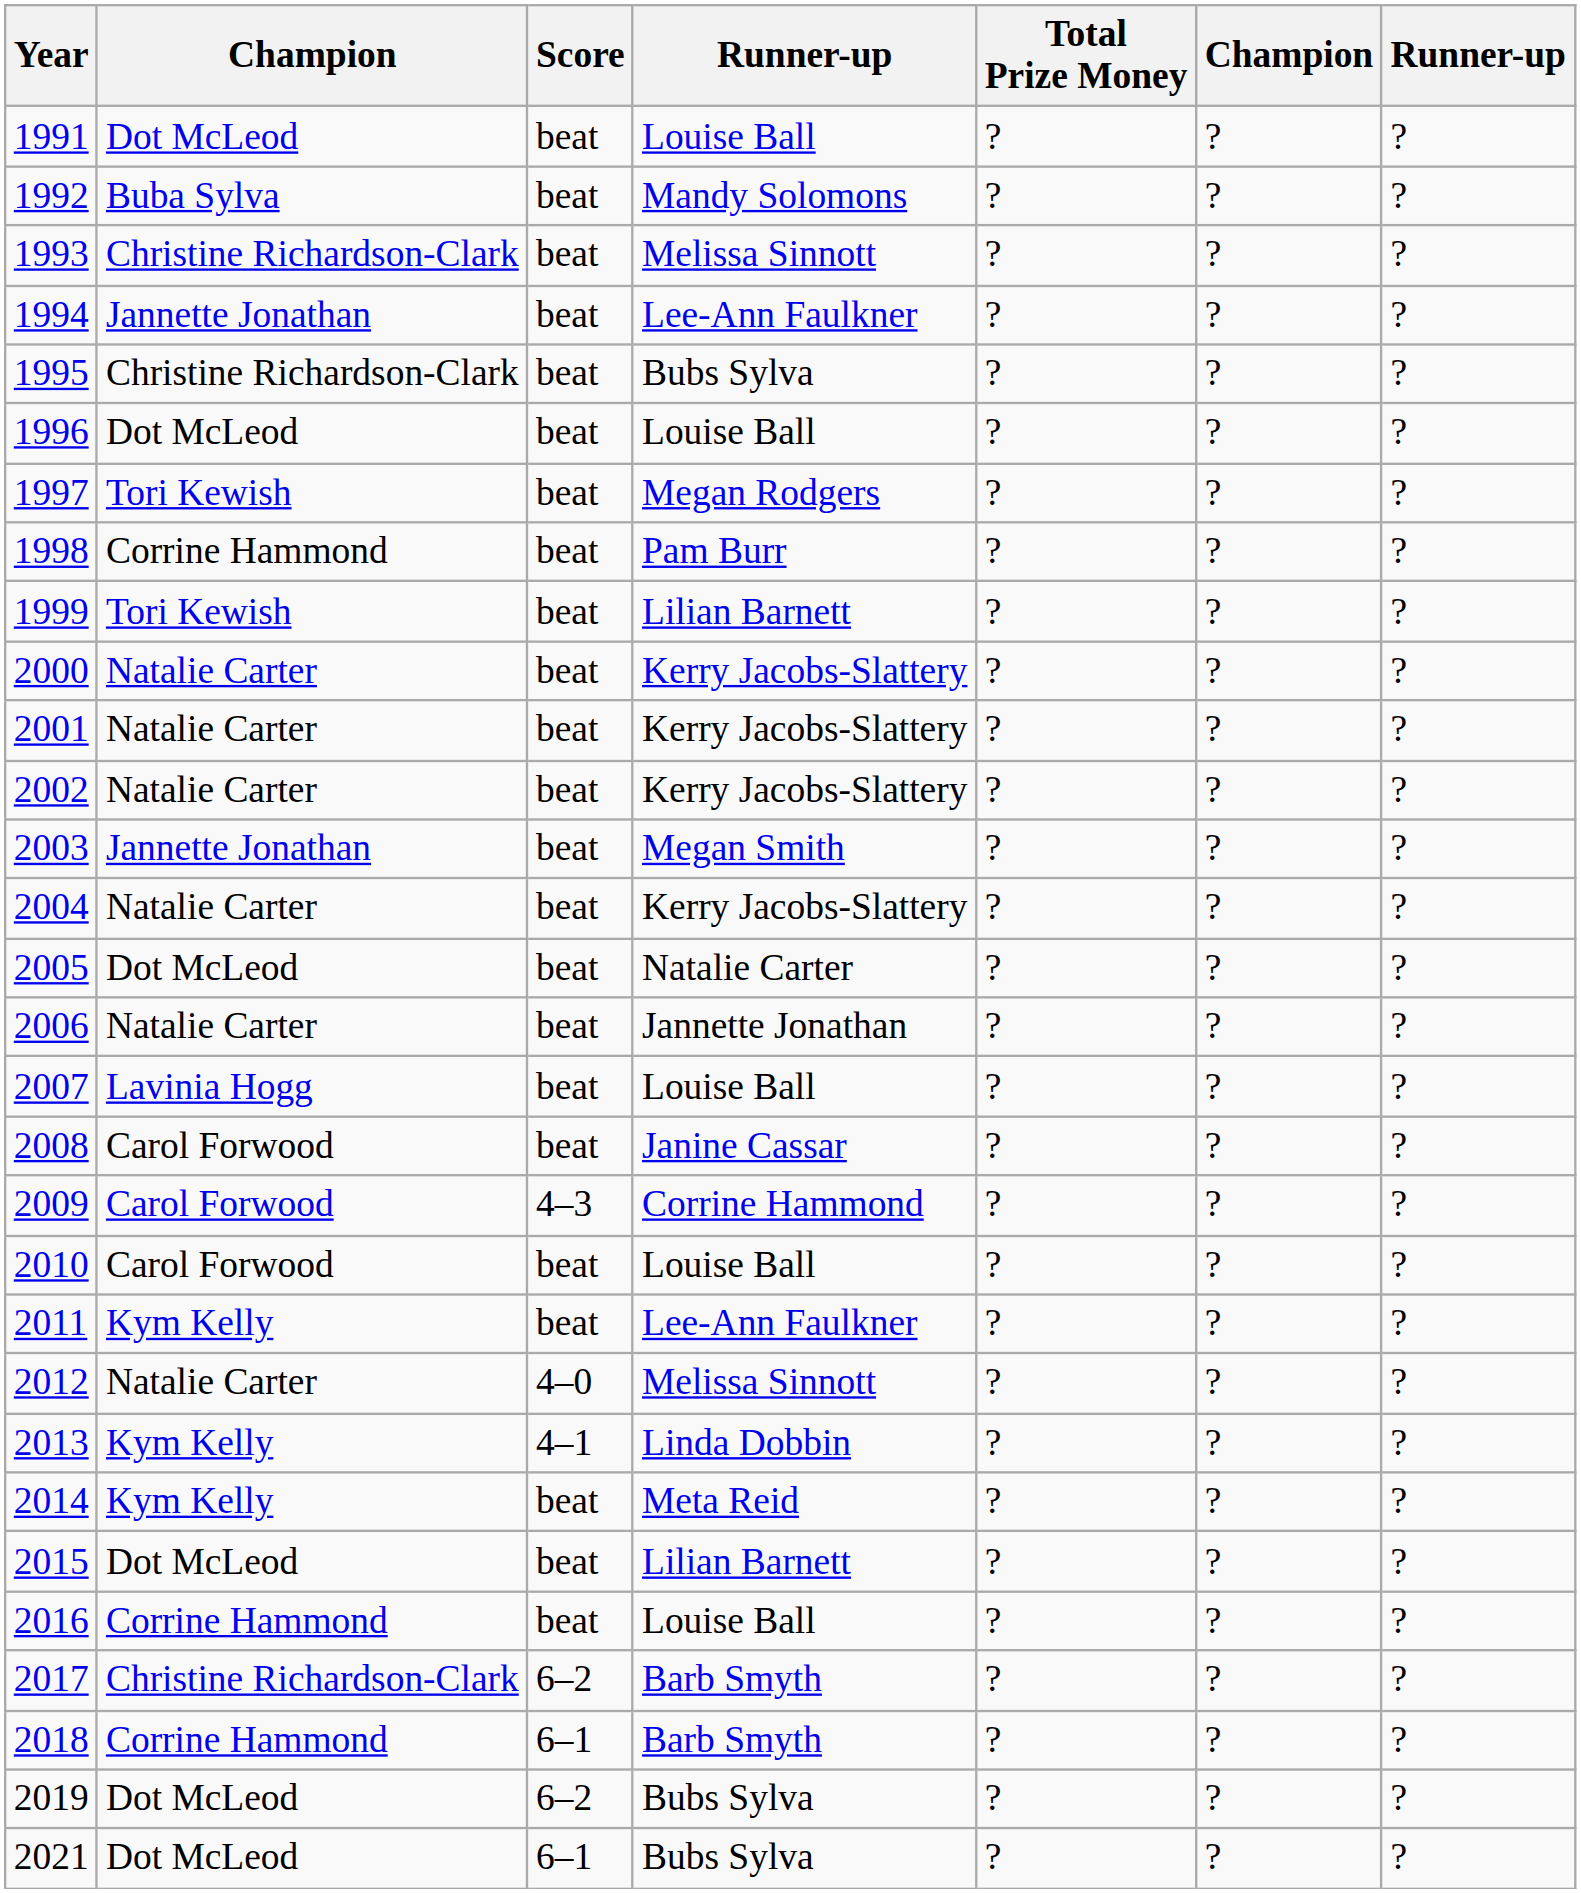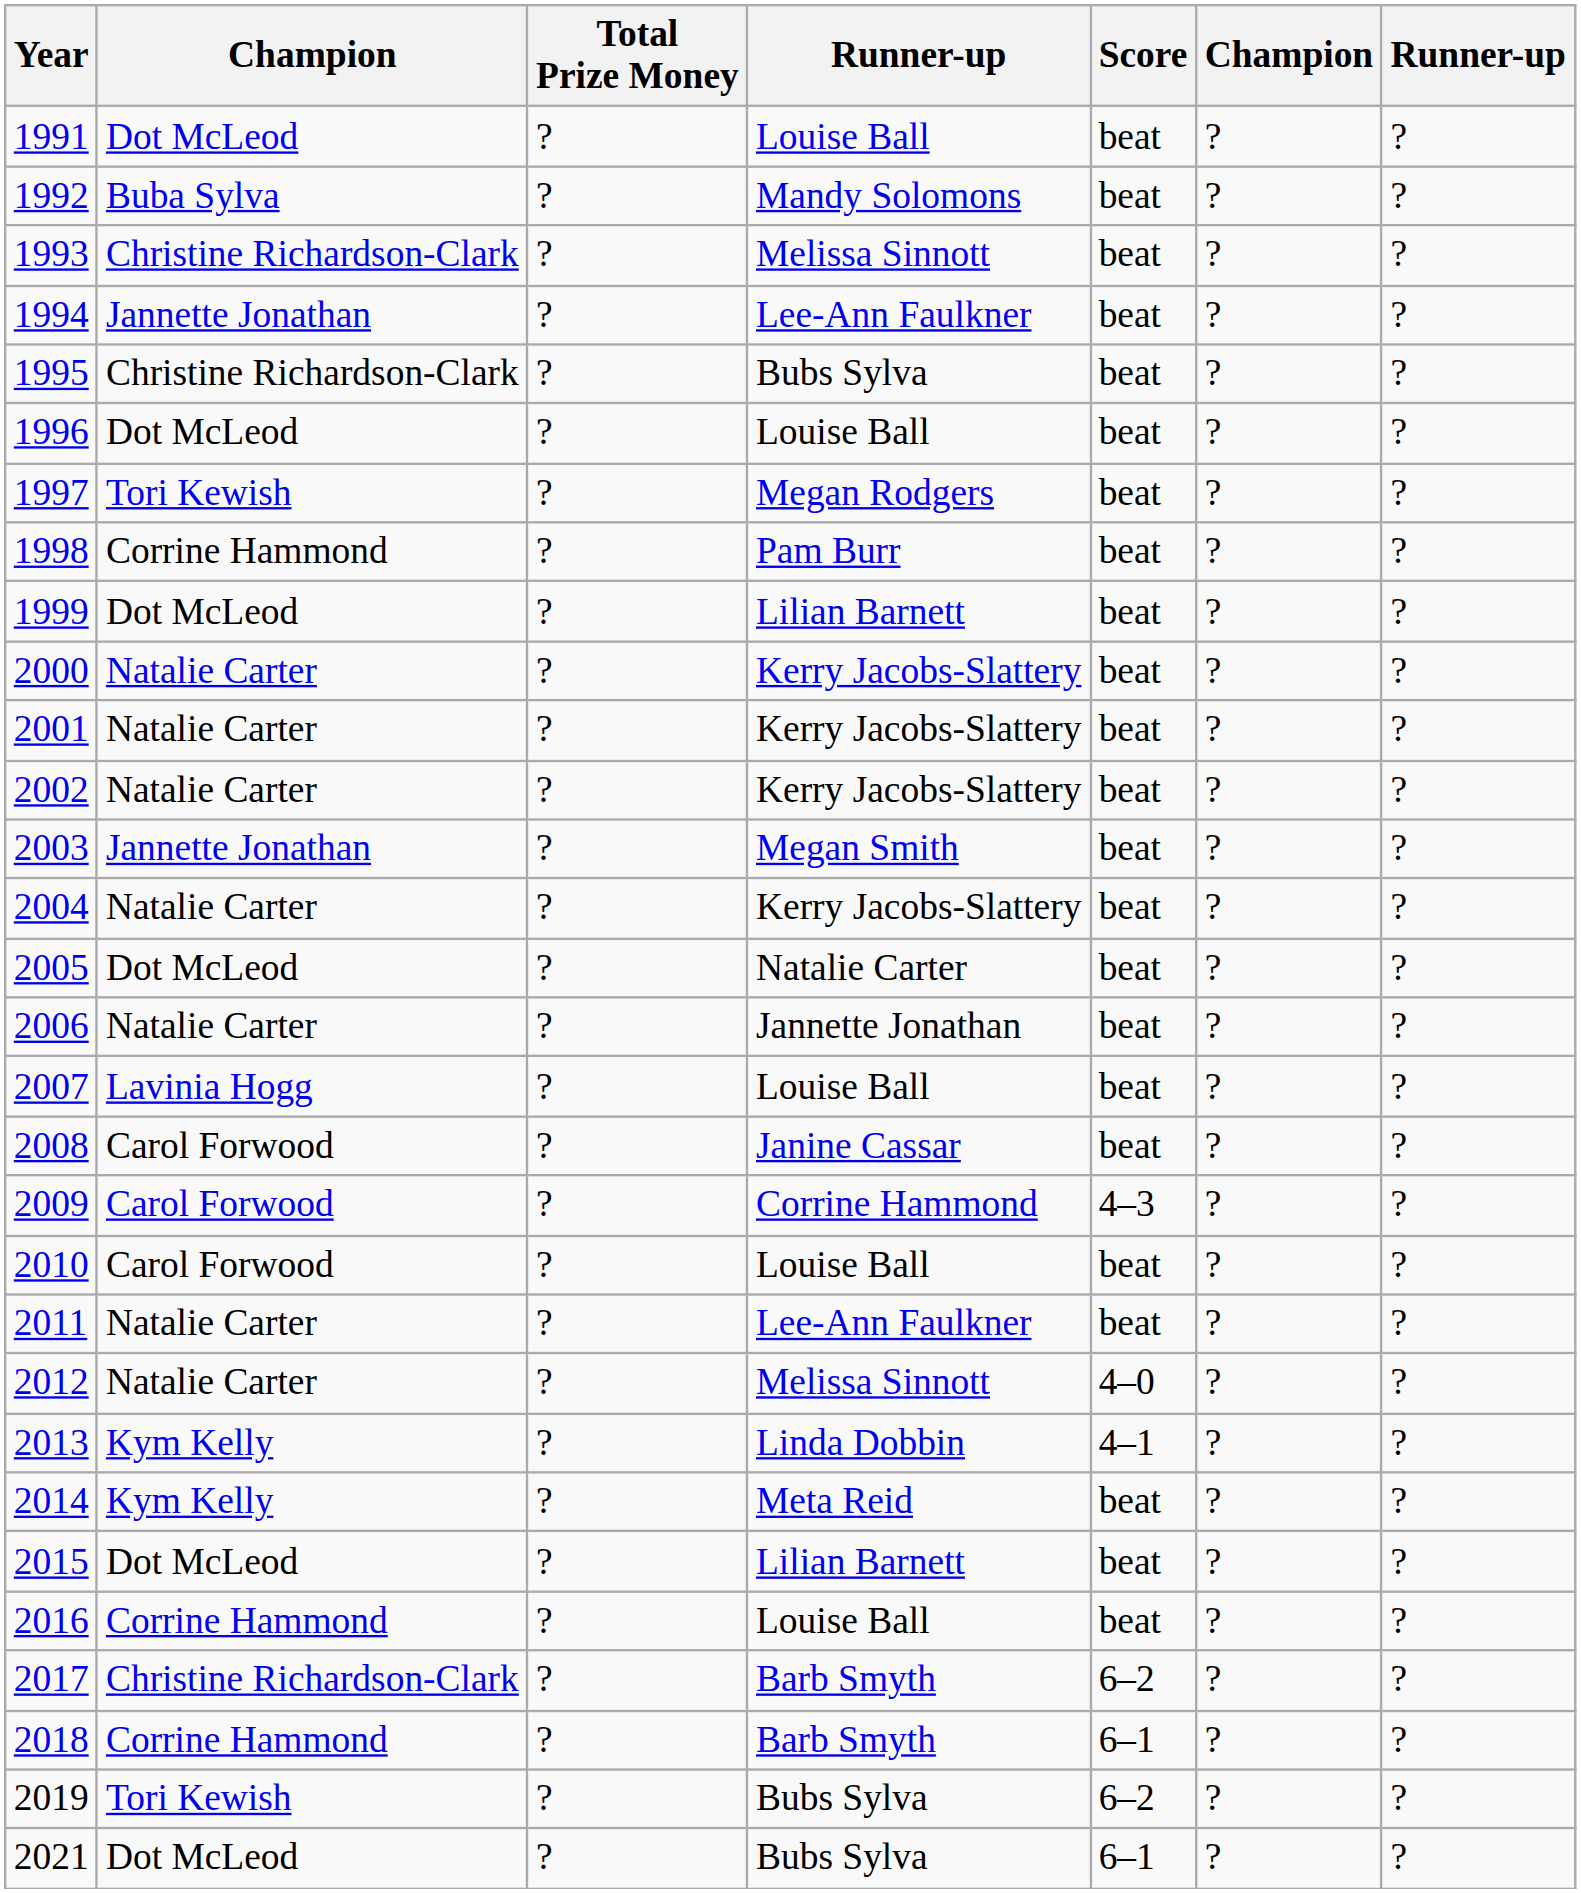columns swapped: (580, 55) <-> (1086, 55)
(199, 610) Tori Kewish -> (202, 610) Dot McLeod
(190, 1323) Kym Kelly -> (211, 1323) Natalie Carter
(202, 1798) Dot McLeod -> (199, 1798) Tori Kewish
